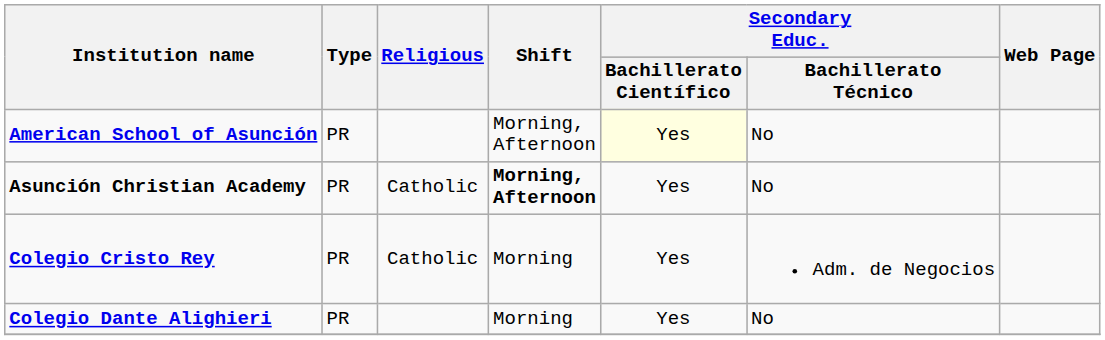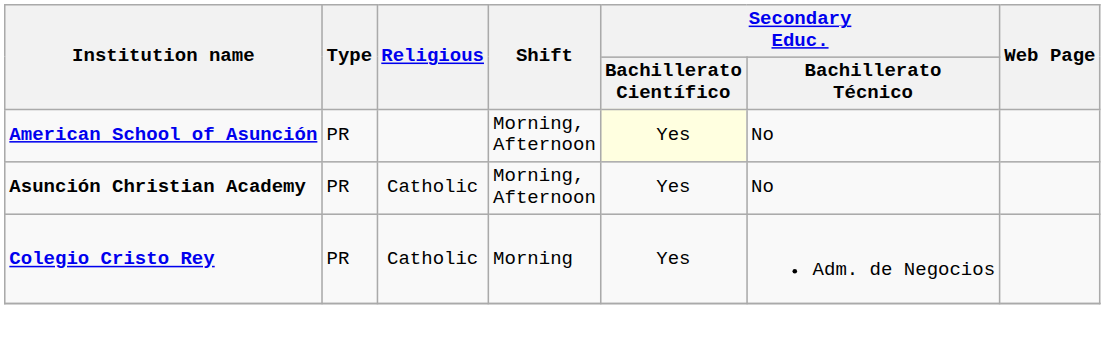(544, 188) bold -> (544, 188) normal
- row: (141, 320)
